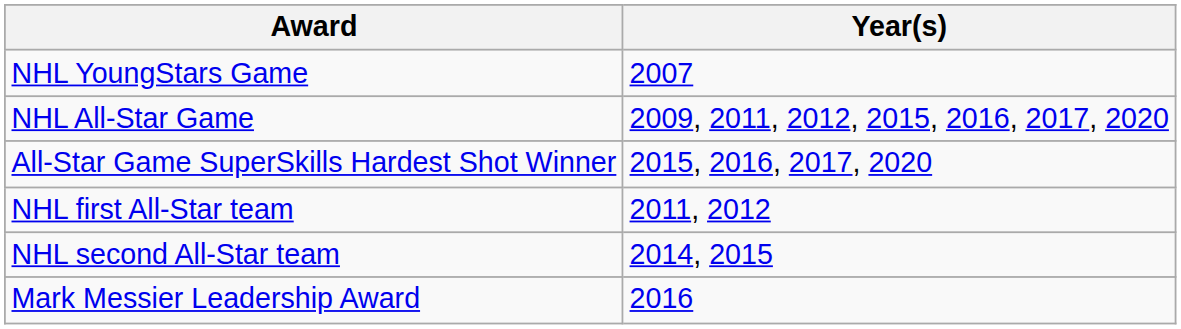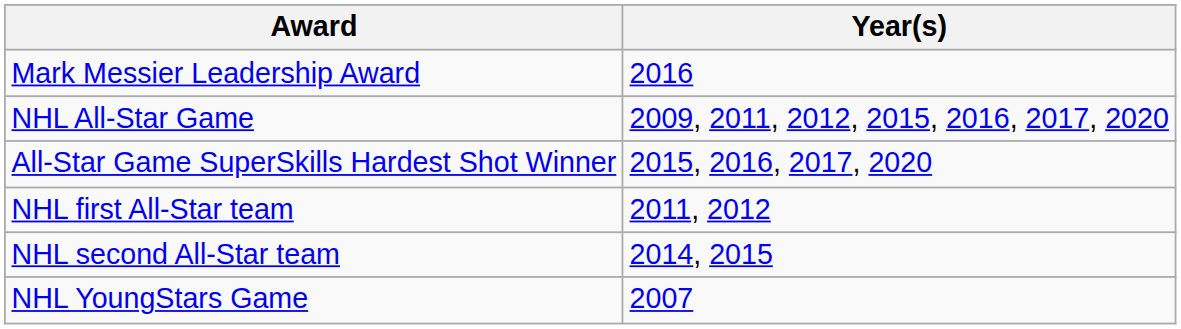rows swapped: (160, 72) <-> (216, 299)
